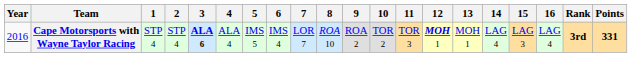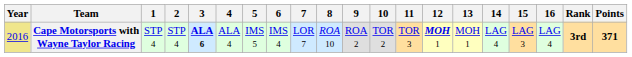(18, 37) no background -> (18, 37) khaki background
(610, 37) 331 -> (610, 37) 371
